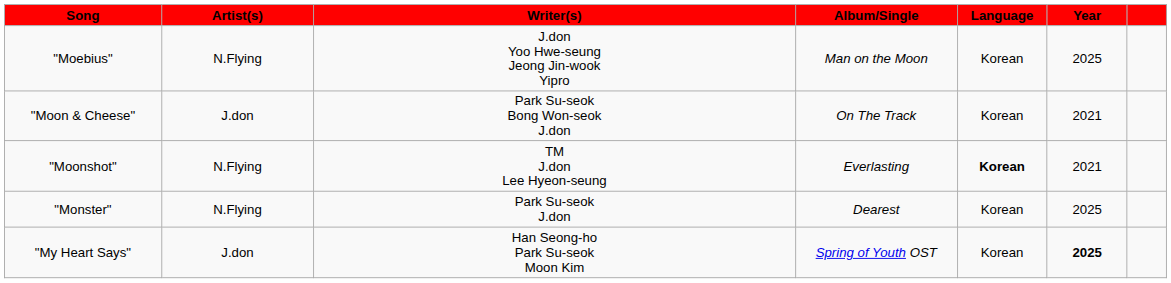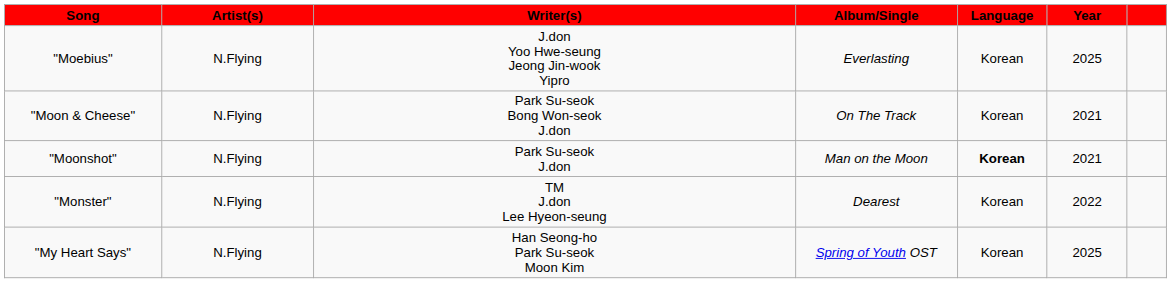(876, 58) Man on the Moon -> (876, 58) Everlasting
(237, 116) J.don -> (237, 116) N.Flying
(554, 166) TM J.don Lee Hyeon-seung -> (554, 159) Park Su-seok J.don
(876, 166) Everlasting -> (876, 159) Man on the Moon
(554, 209) Park Su-seok J.don -> (554, 202) TM J.don Lee Hyeon-seung
(1087, 209) 2025 -> (1087, 202) 2022
(237, 252) J.don -> (237, 252) N.Flying
(1087, 252) bold -> (1087, 252) normal
